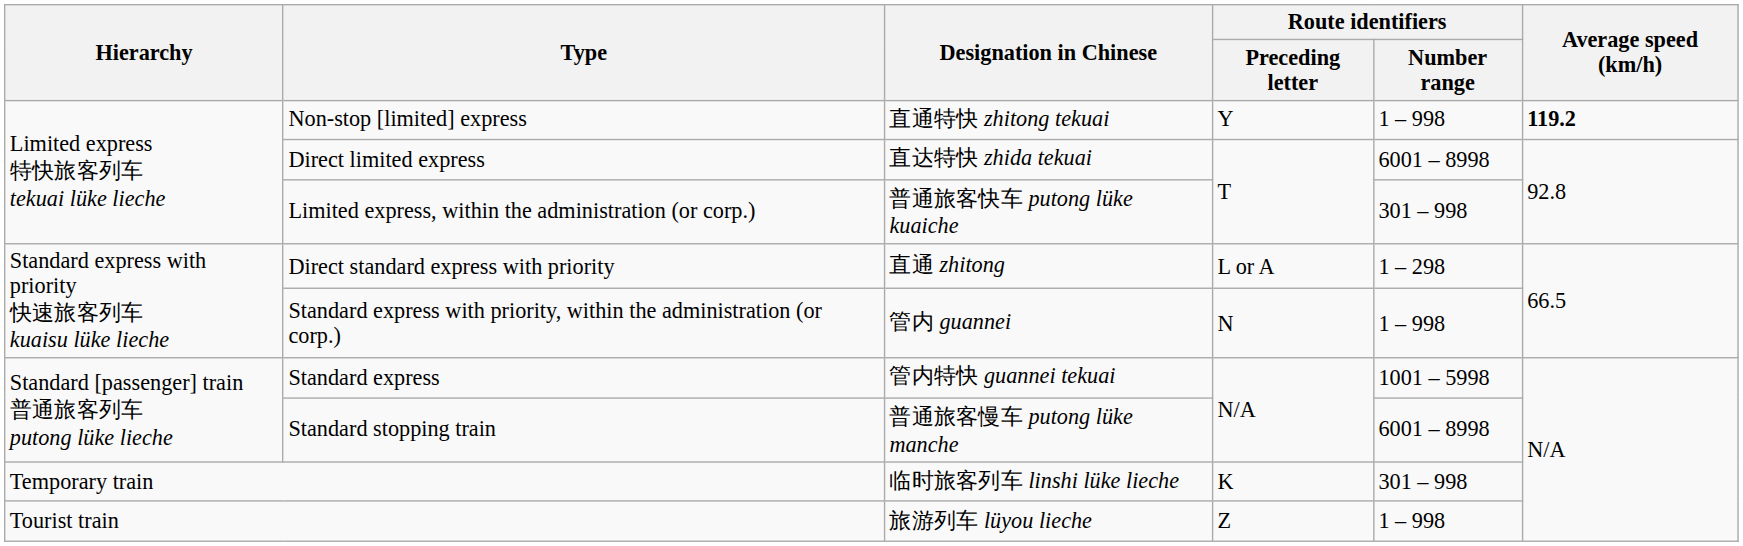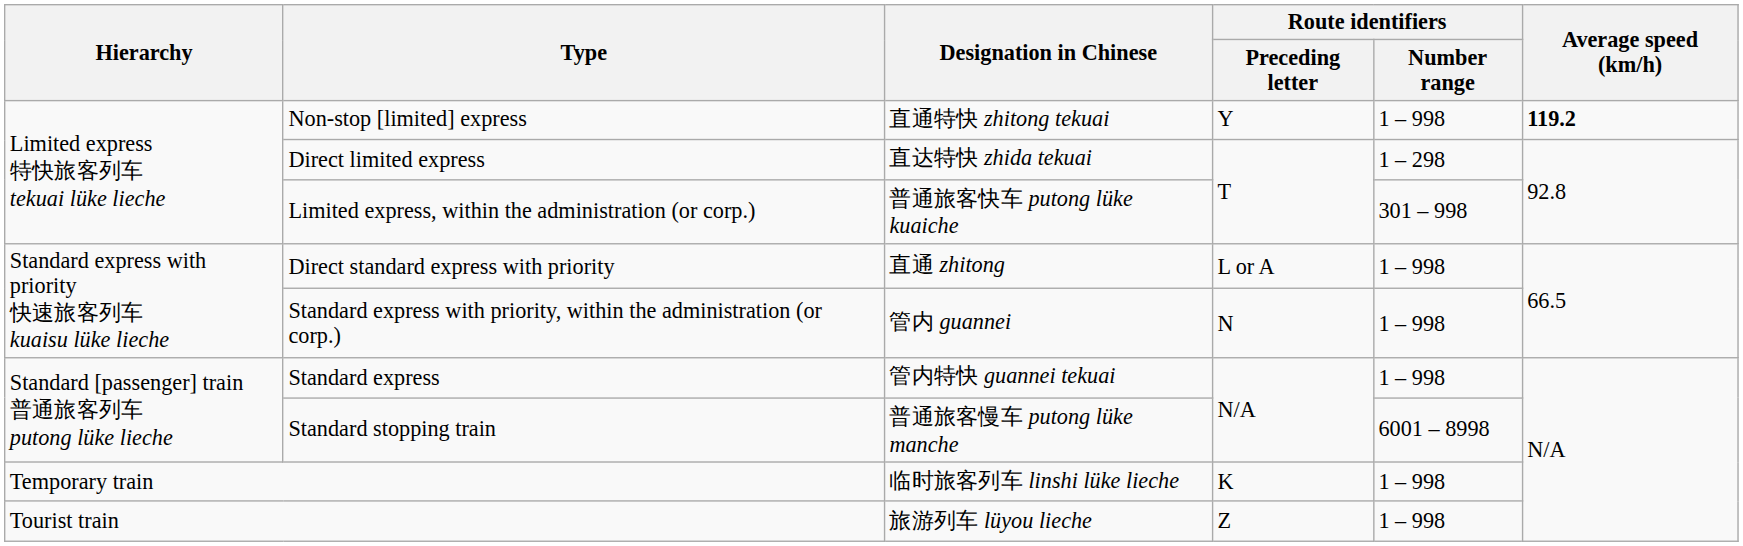(1434, 159) 6001 – 8998 -> (1412, 159) 1 – 298
(1412, 266) 1 – 298 -> (1412, 266) 1 – 998
(1434, 377) 1001 – 5998 -> (1412, 377) 1 – 998
(1423, 481) 301 – 998 -> (1412, 481) 1 – 998
